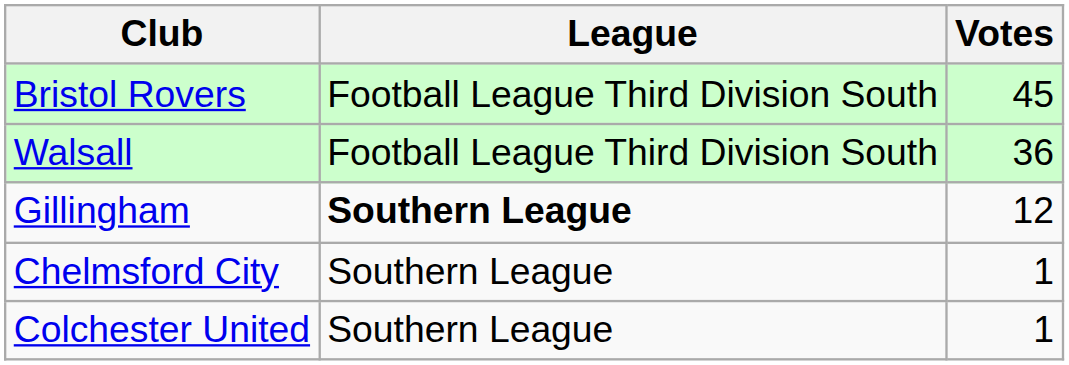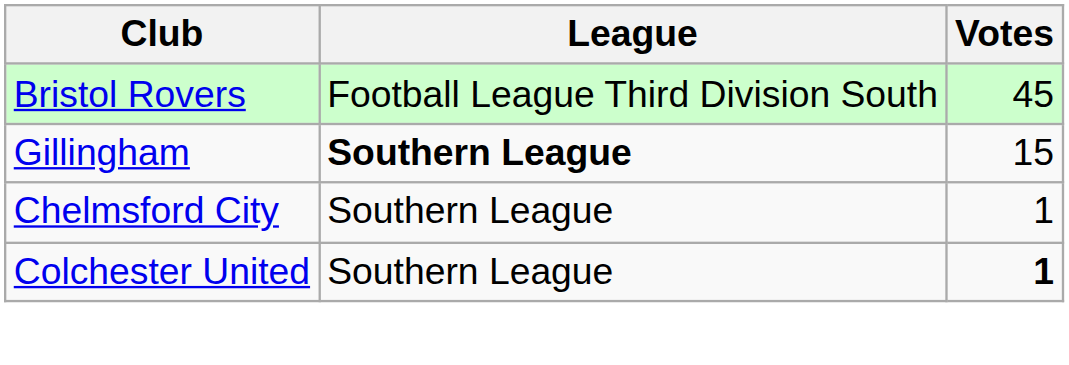- row: (73, 152)
(1033, 211) 12 -> (1033, 152) 15
(1044, 329) normal -> (1044, 270) bold
